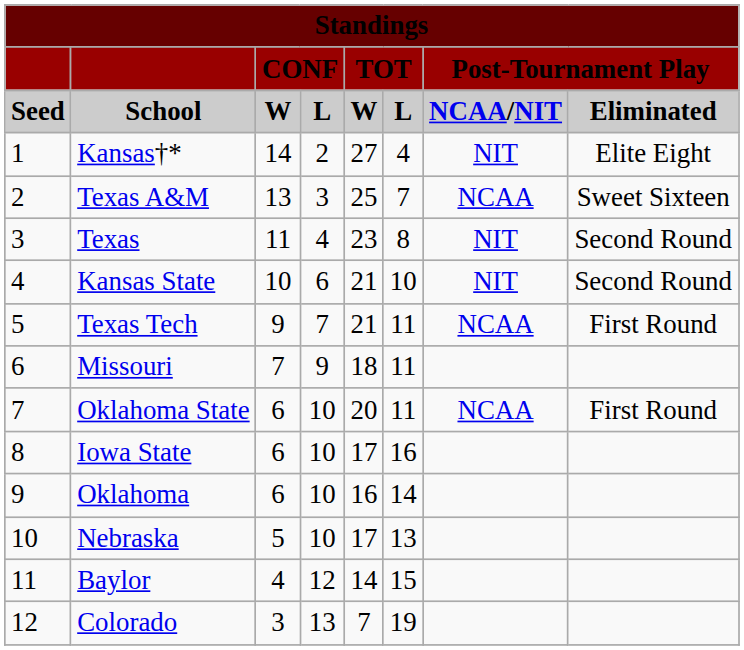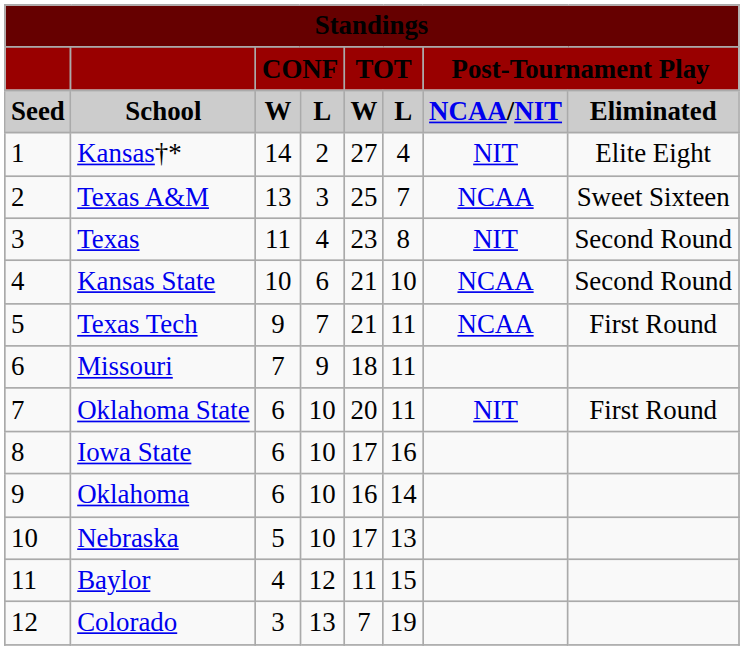(496, 281) NIT -> (496, 281) NCAA
(496, 409) NCAA -> (496, 409) NIT
(364, 580) 14 -> (364, 580) 11
